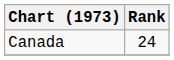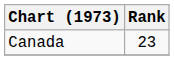(147, 43) 24 -> (147, 43) 23
